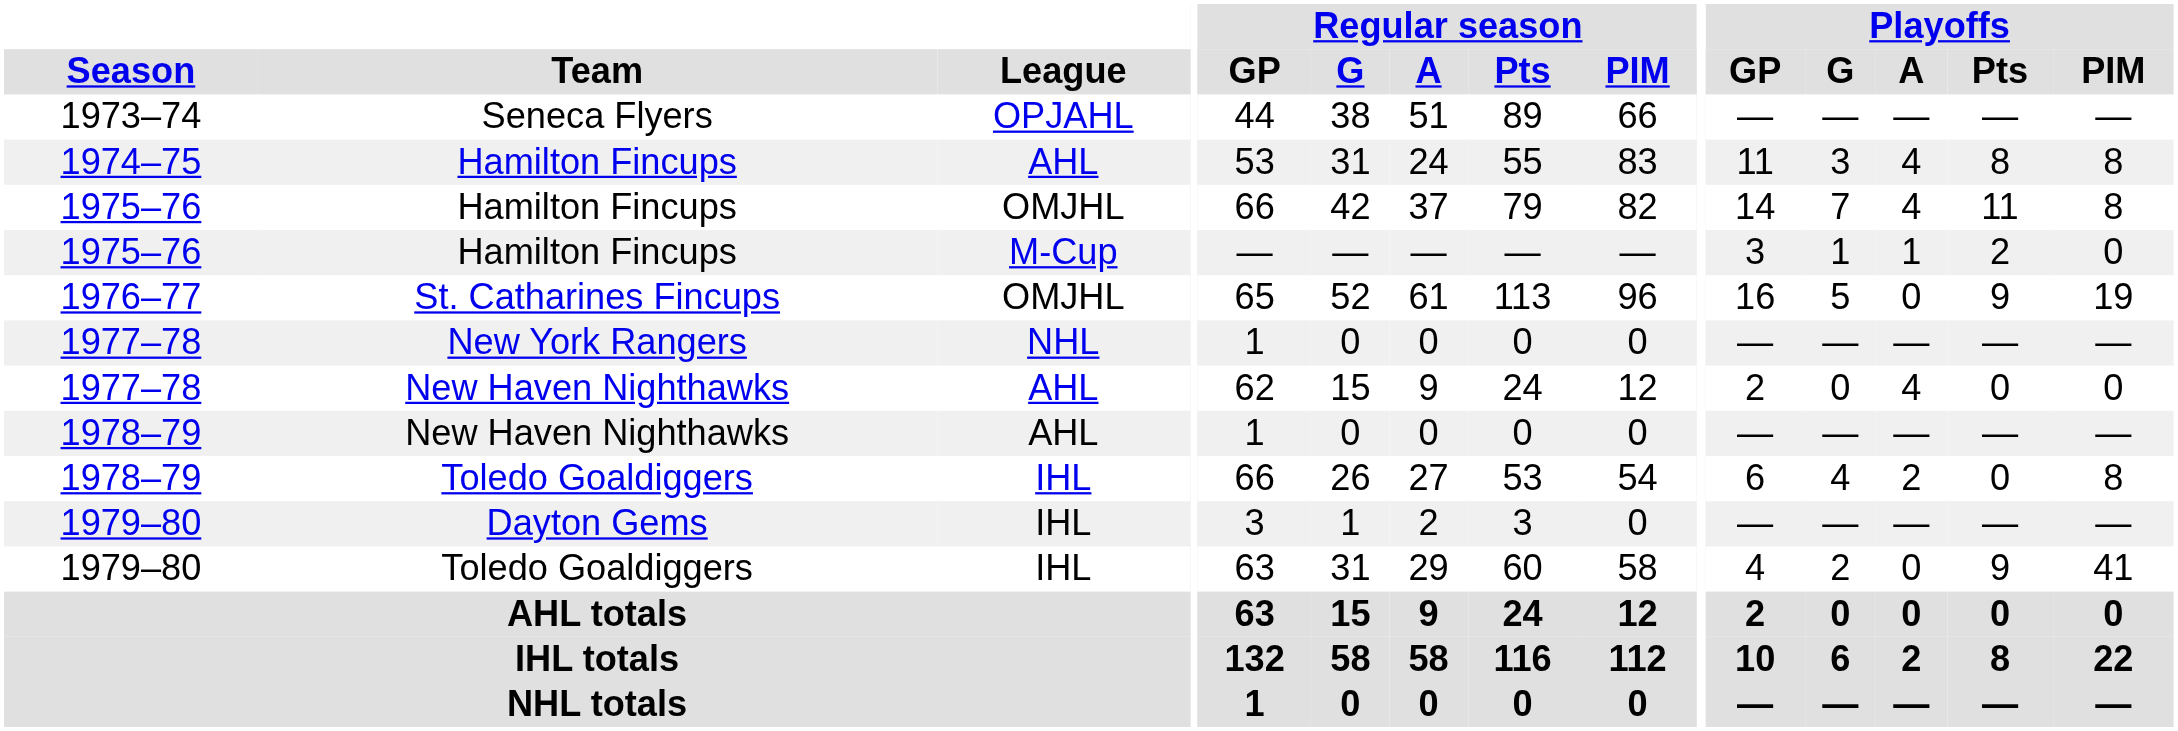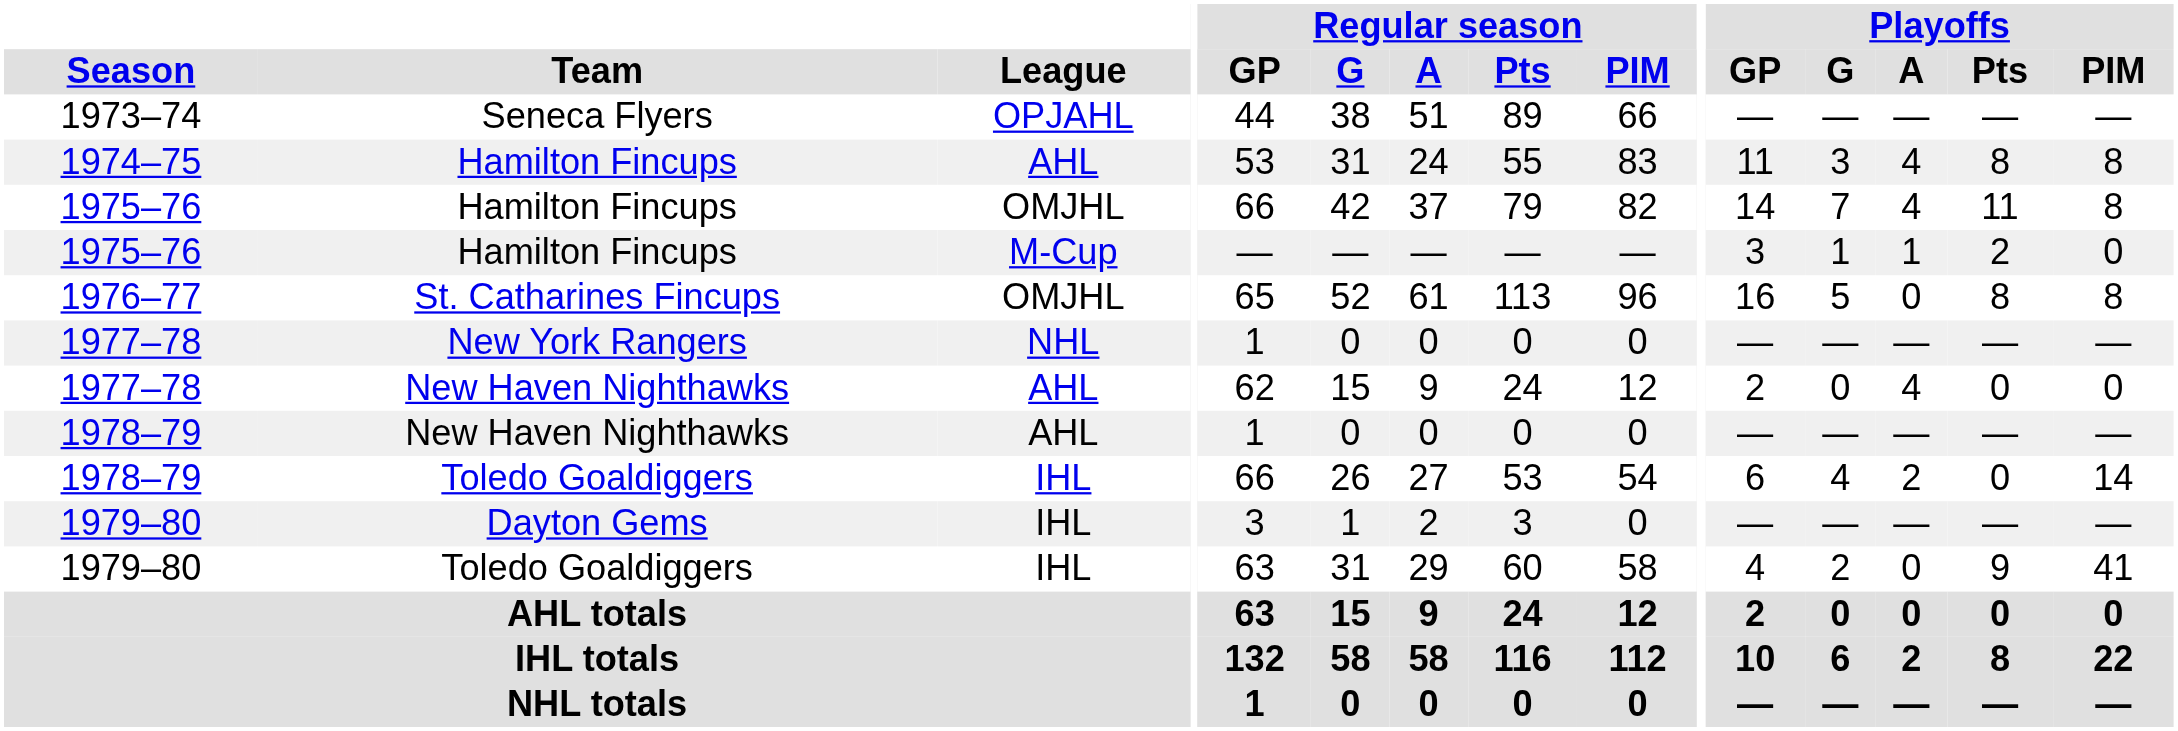(2000, 297) 9 -> (2000, 297) 8
(2113, 297) 19 -> (2113, 297) 8
(2113, 477) 8 -> (2113, 477) 14
